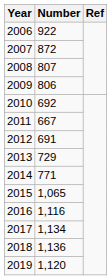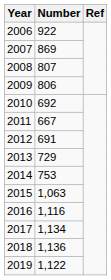(47, 49) 872 -> (47, 49) 869
(47, 175) 771 -> (47, 175) 753
(52, 193) 1,065 -> (52, 193) 1,063
(52, 265) 1,120 -> (52, 265) 1,122
